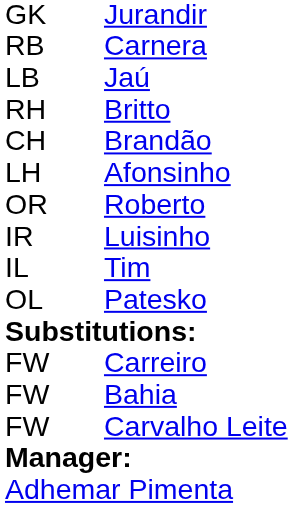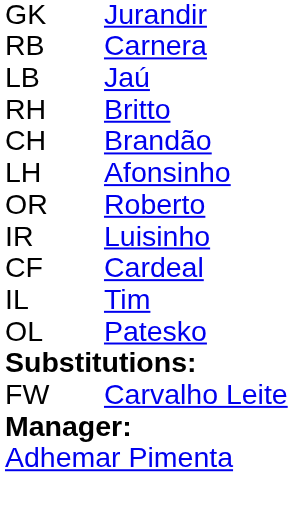+ row: (154, 267)
- row: (155, 362)
- row: (140, 394)
